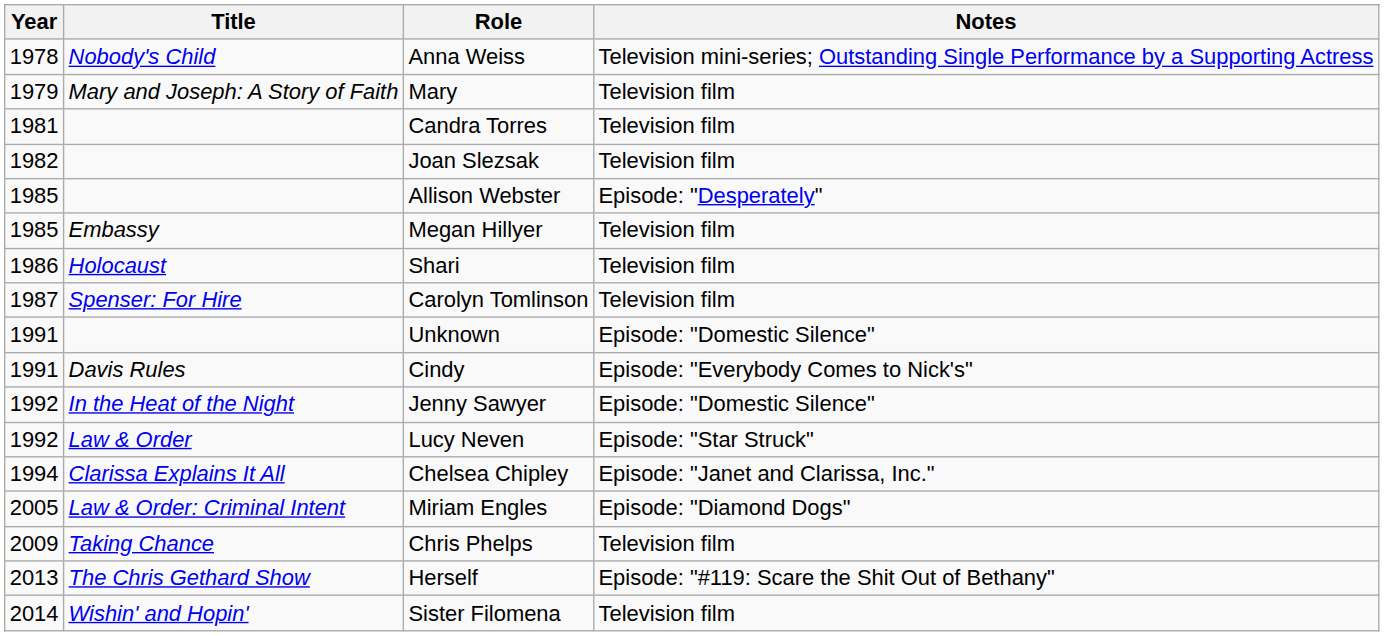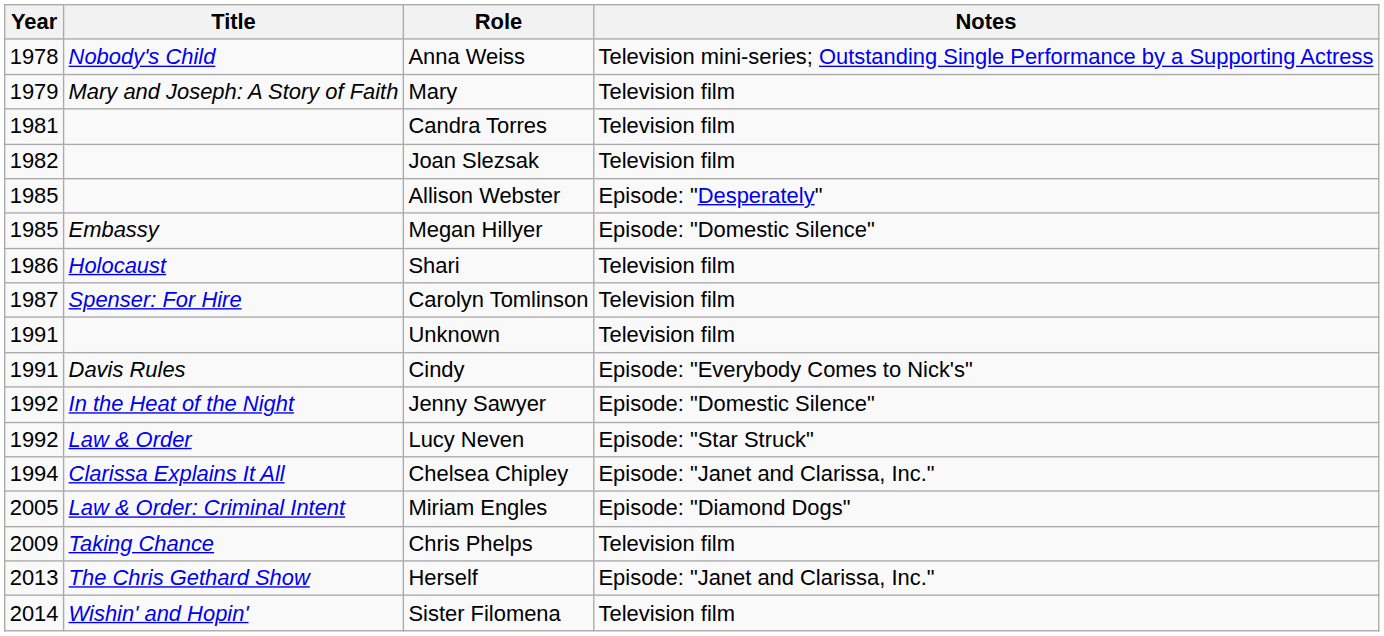(667, 230) Television film -> (737, 230) Episode: "Domestic Silence"
(737, 334) Episode: "Domestic Silence" -> (667, 334) Television film
(827, 578) Episode: "#119: Scare the Shit Out of Bethany" -> (767, 578) Episode: "Janet and Clarissa, Inc."
